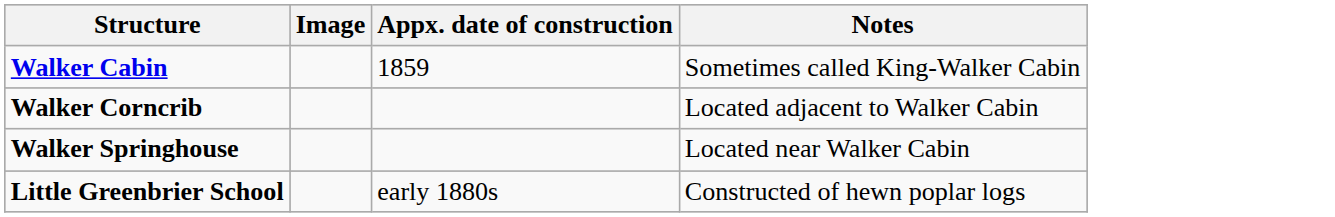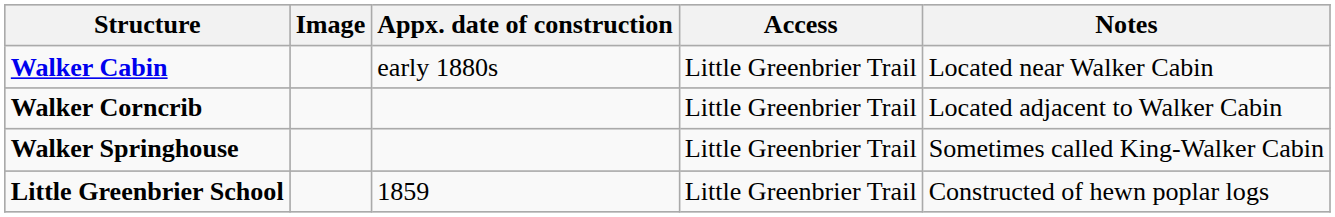+ column: (801, 25)
(403, 66) 1859 -> (438, 66) early 1880s
(883, 66) Sometimes called King-Walker Cabin -> (1071, 66) Located near Walker Cabin
(827, 149) Located near Walker Cabin -> (1126, 149) Sometimes called King-Walker Cabin
(438, 190) early 1880s -> (403, 190) 1859
